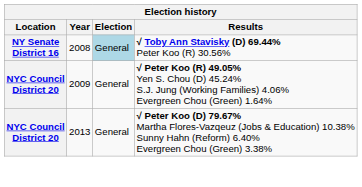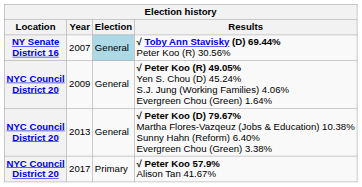(80, 47) 2008 -> (80, 47) 2007
+ row: (178, 169)
